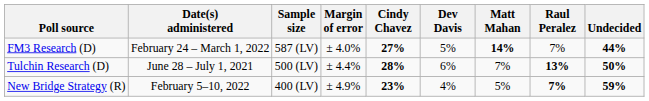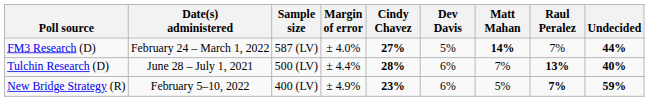(614, 67) 50% -> (614, 67) 40%
(448, 86) 4% -> (448, 86) 6%
